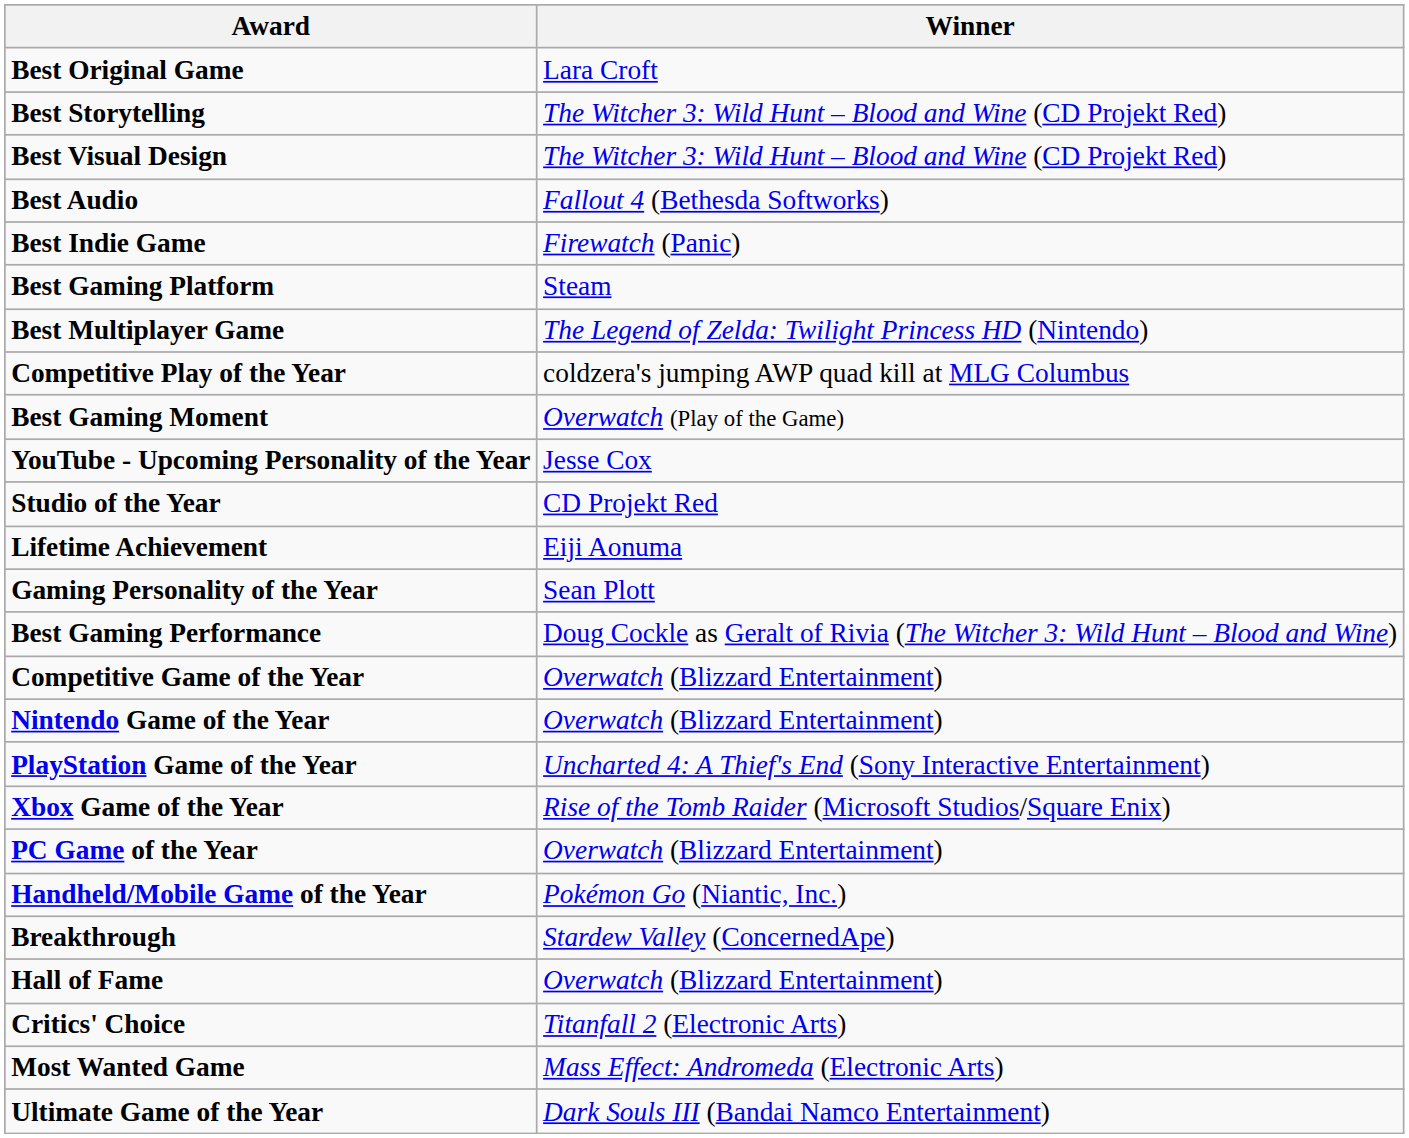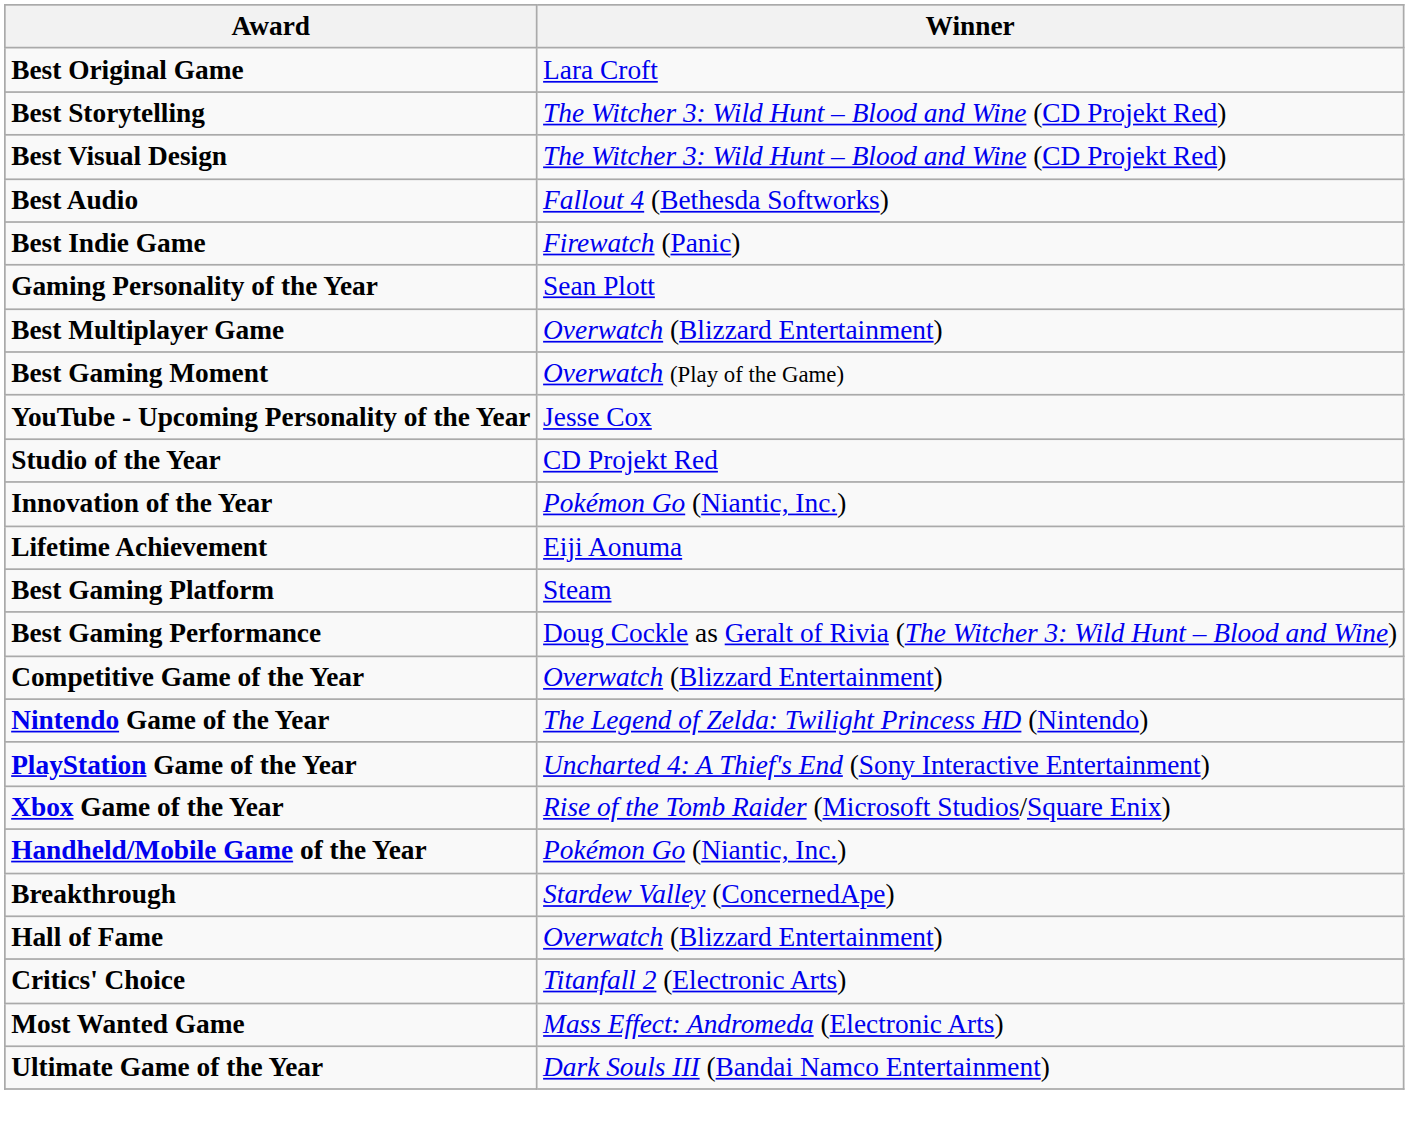rows swapped: (195, 590) <-> (143, 286)
(846, 329) The Legend of Zelda: Twilight Princess HD (Nintendo) -> (743, 329) Overwatch (Blizzard Entertainment)
- row: (179, 373)
+ row: (142, 503)
(743, 720) Overwatch (Blizzard Entertainment) -> (846, 720) The Legend of Zelda: Twilight Princess HD (Nintendo)
- row: (134, 850)
